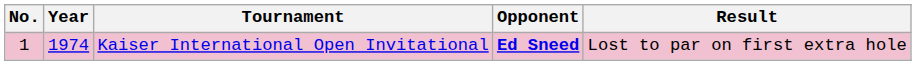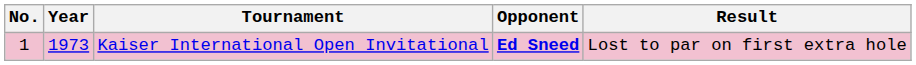(69, 47) 1974 -> (69, 47) 1973
